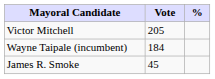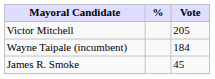columns swapped: (165, 13) <-> (197, 13)
